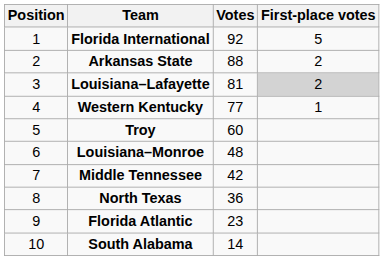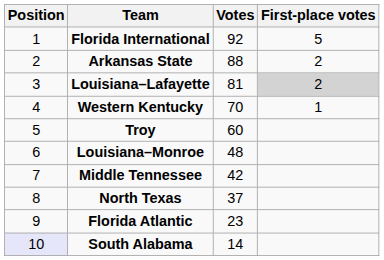(235, 107) 77 -> (235, 107) 70
(235, 198) 36 -> (235, 198) 37
(36, 244) no background -> (36, 244) lavender background
